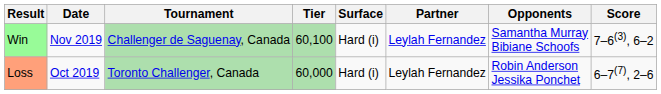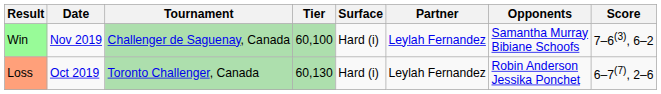(314, 73) 60,000 -> (314, 73) 60,130
